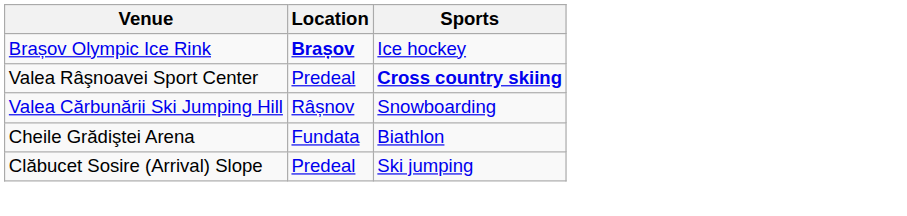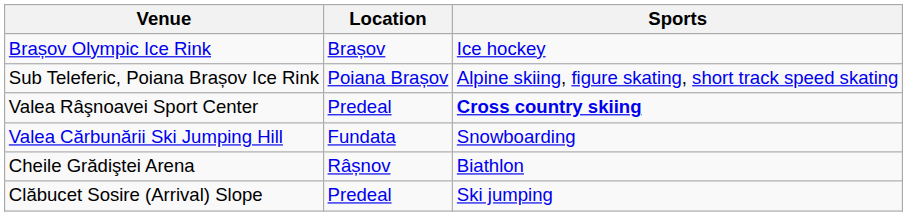(323, 48) bold -> (356, 48) normal
+ row: (164, 78)
(323, 107) Râșnov -> (362, 136) Fundata
(326, 136) Fundata -> (359, 166) Râșnov
